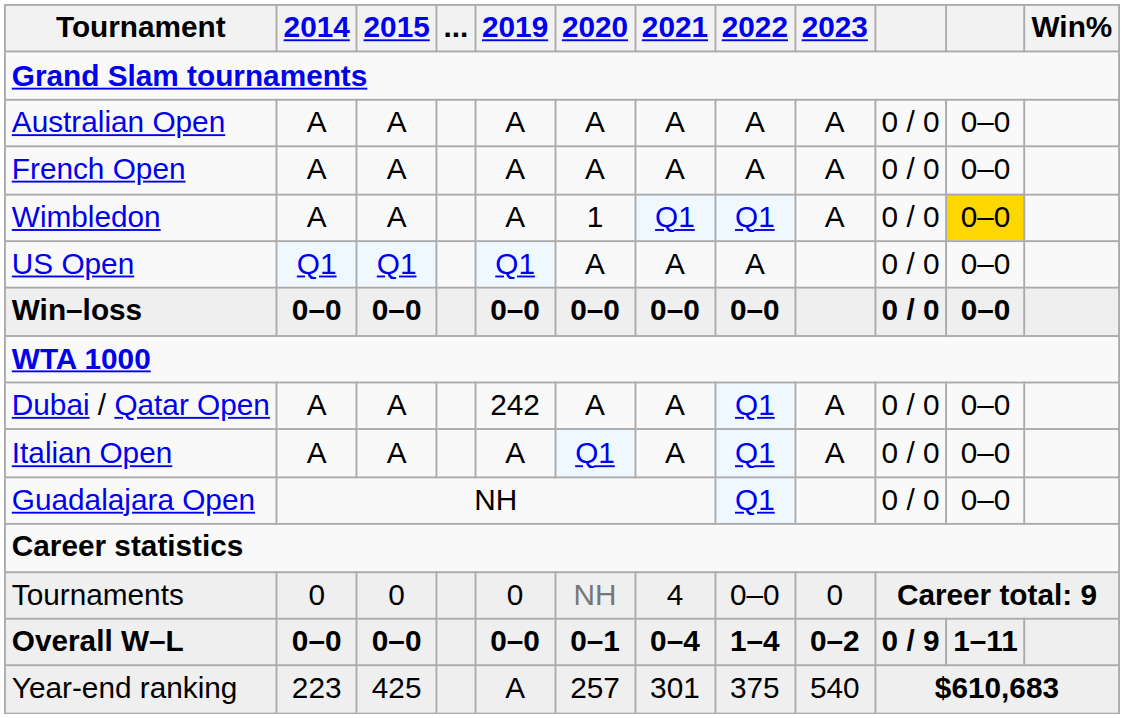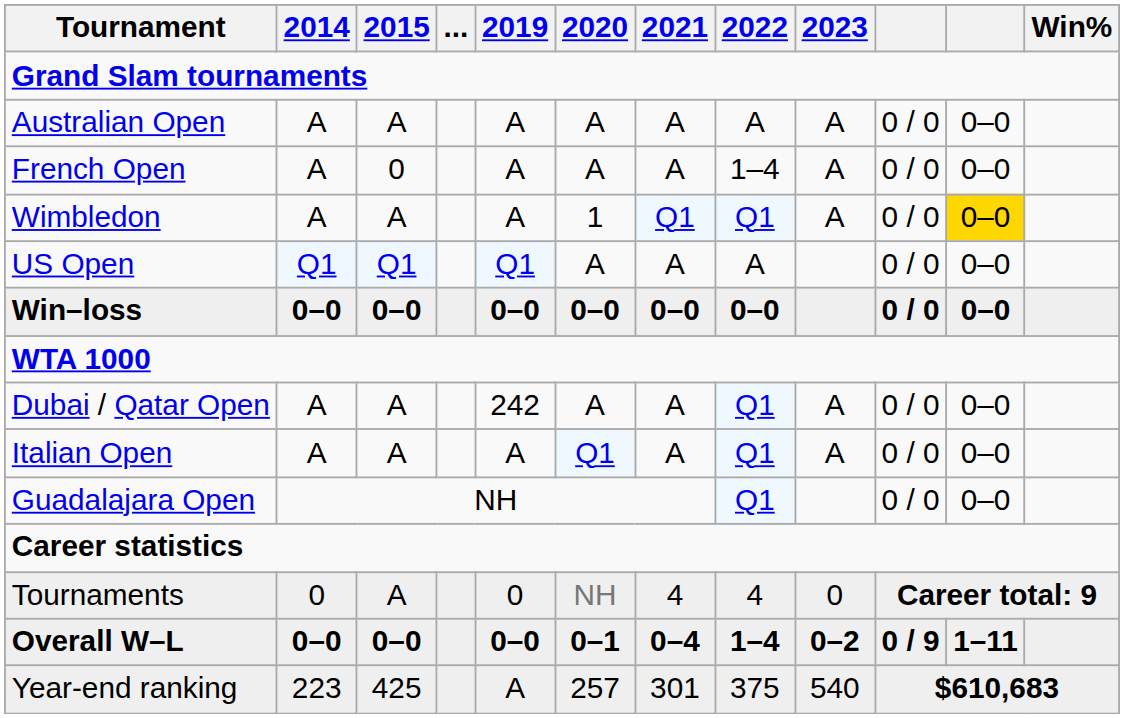(397, 169) A -> (397, 169) 0
(755, 169) A -> (755, 169) 1–4
(397, 594) 0 -> (397, 594) A
(755, 594) 0–0 -> (755, 594) 4
